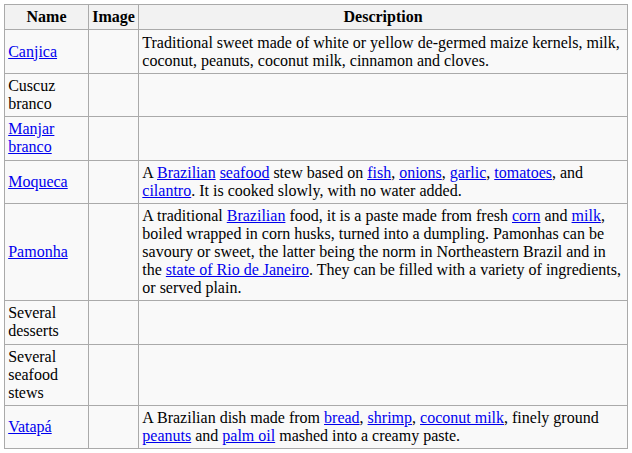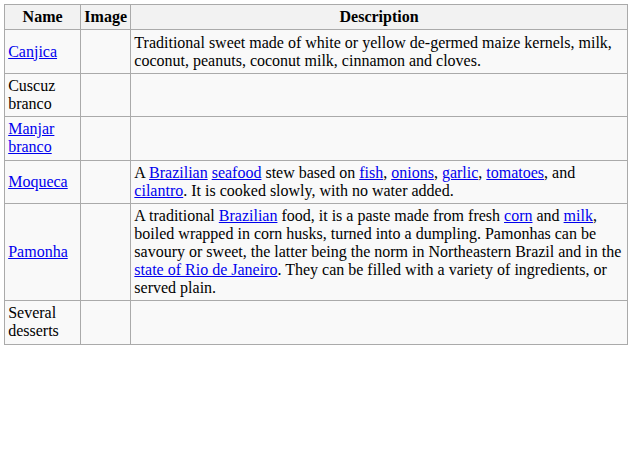- row: (33, 374)
- row: (30, 427)
